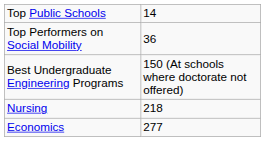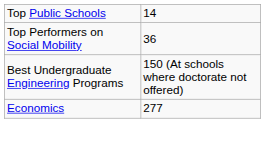- row: (27, 108)
